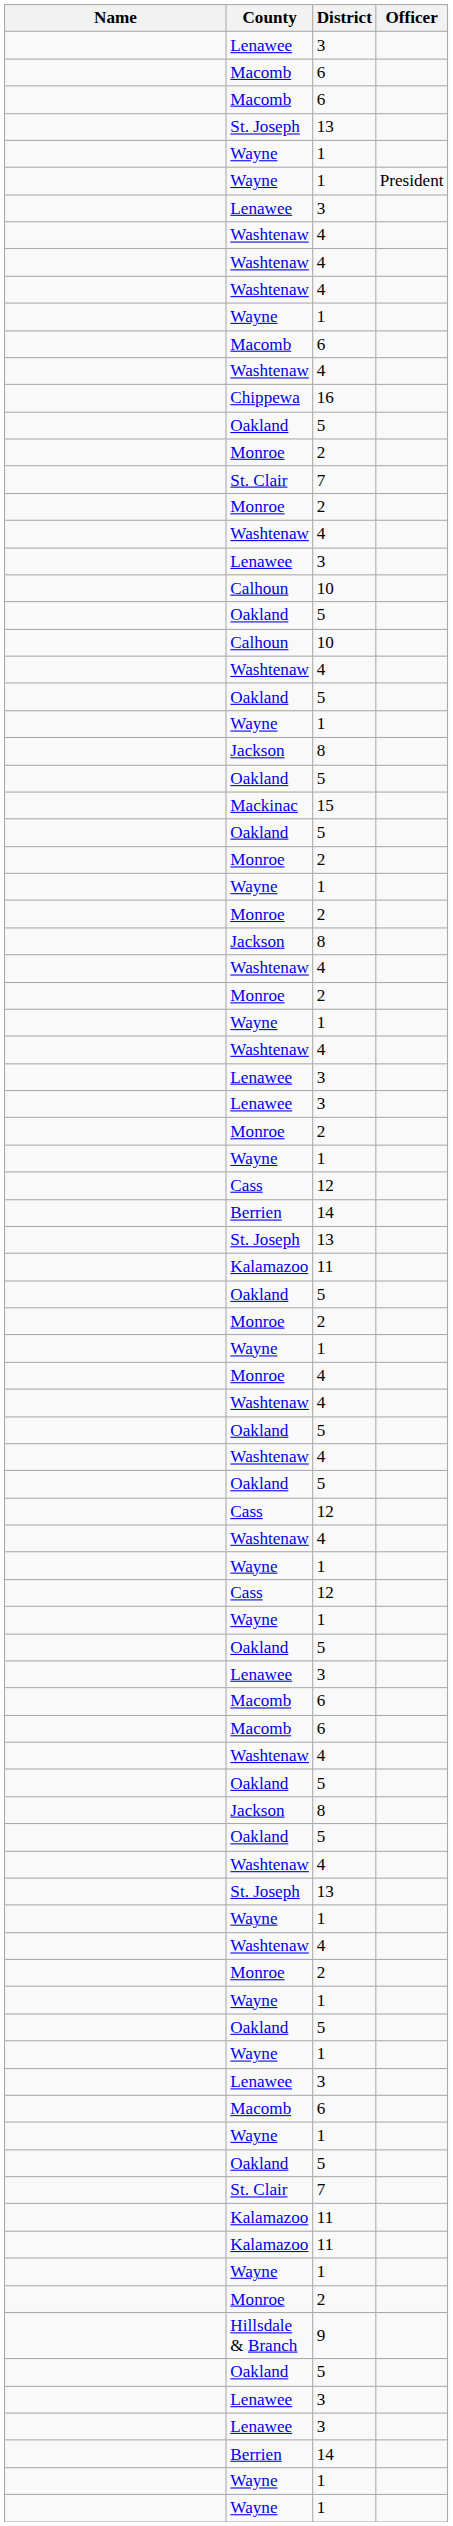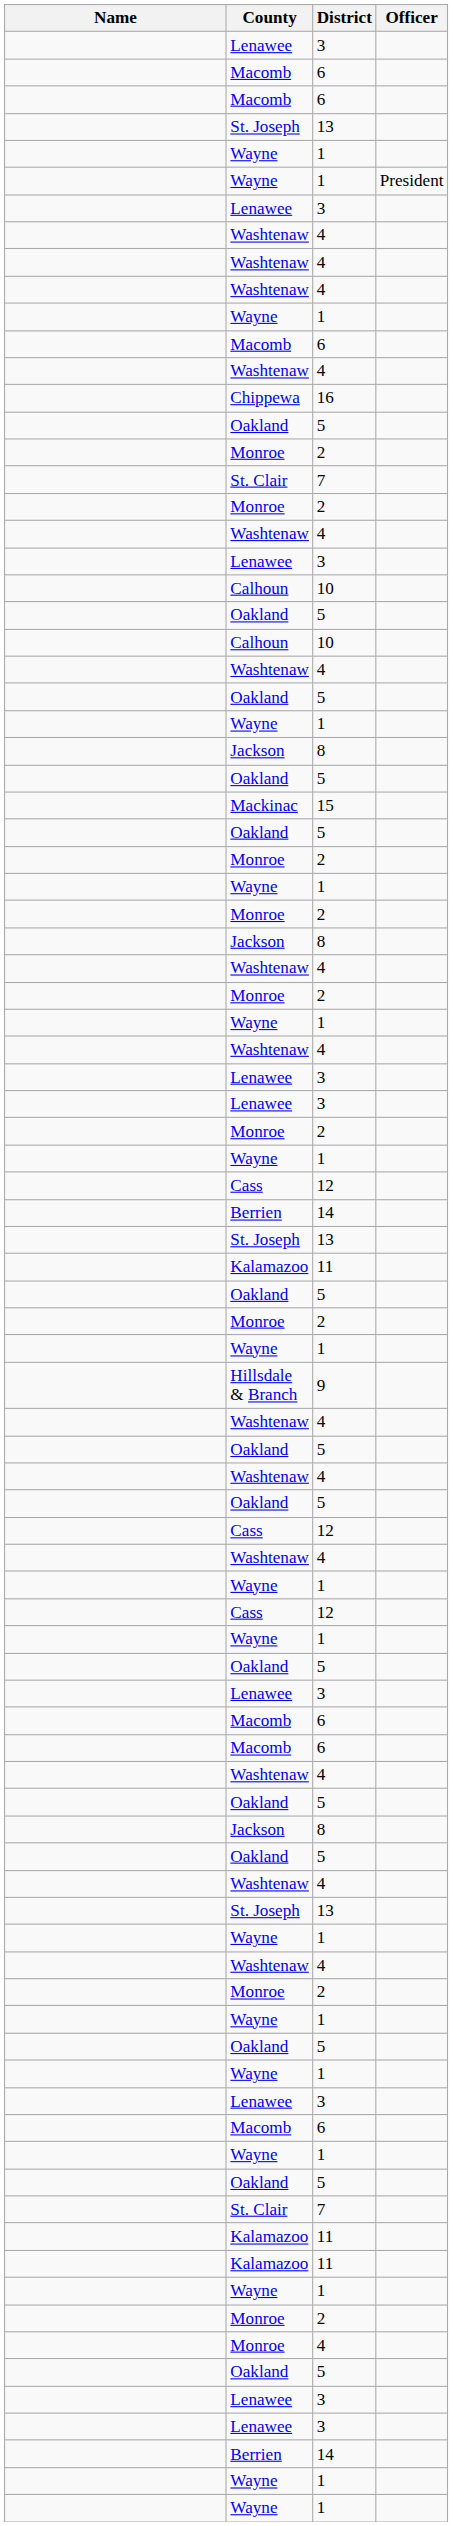rows swapped: (264, 2335) <-> (257, 1375)
